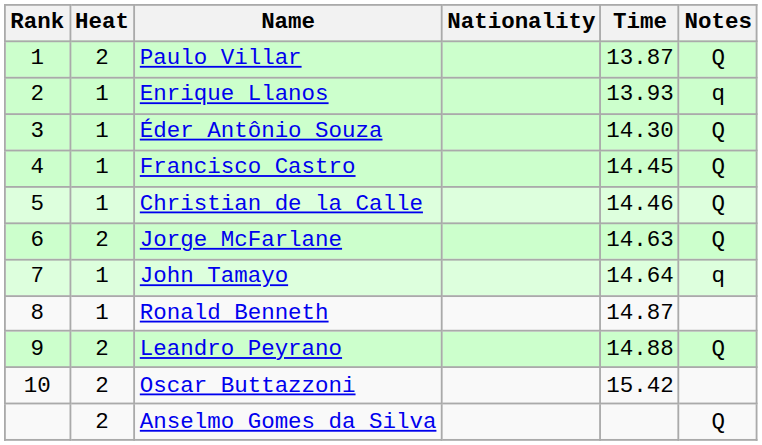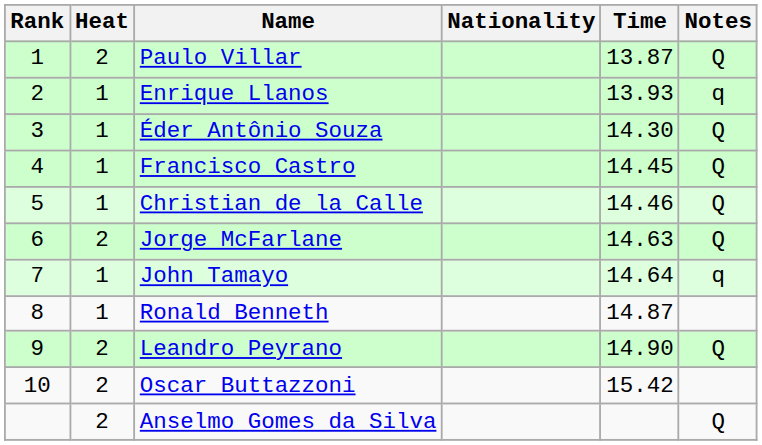(640, 350) 14.88 -> (640, 350) 14.90
